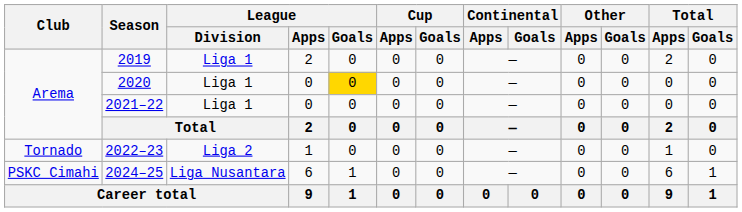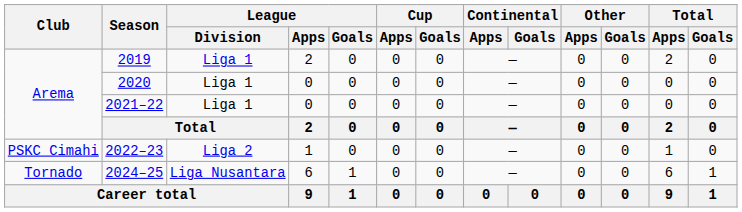(352, 83) gold background -> (352, 83) no background
(53, 151) Tornado -> (53, 151) PSKC Cimahi
(53, 173) PSKC Cimahi -> (53, 173) Tornado
